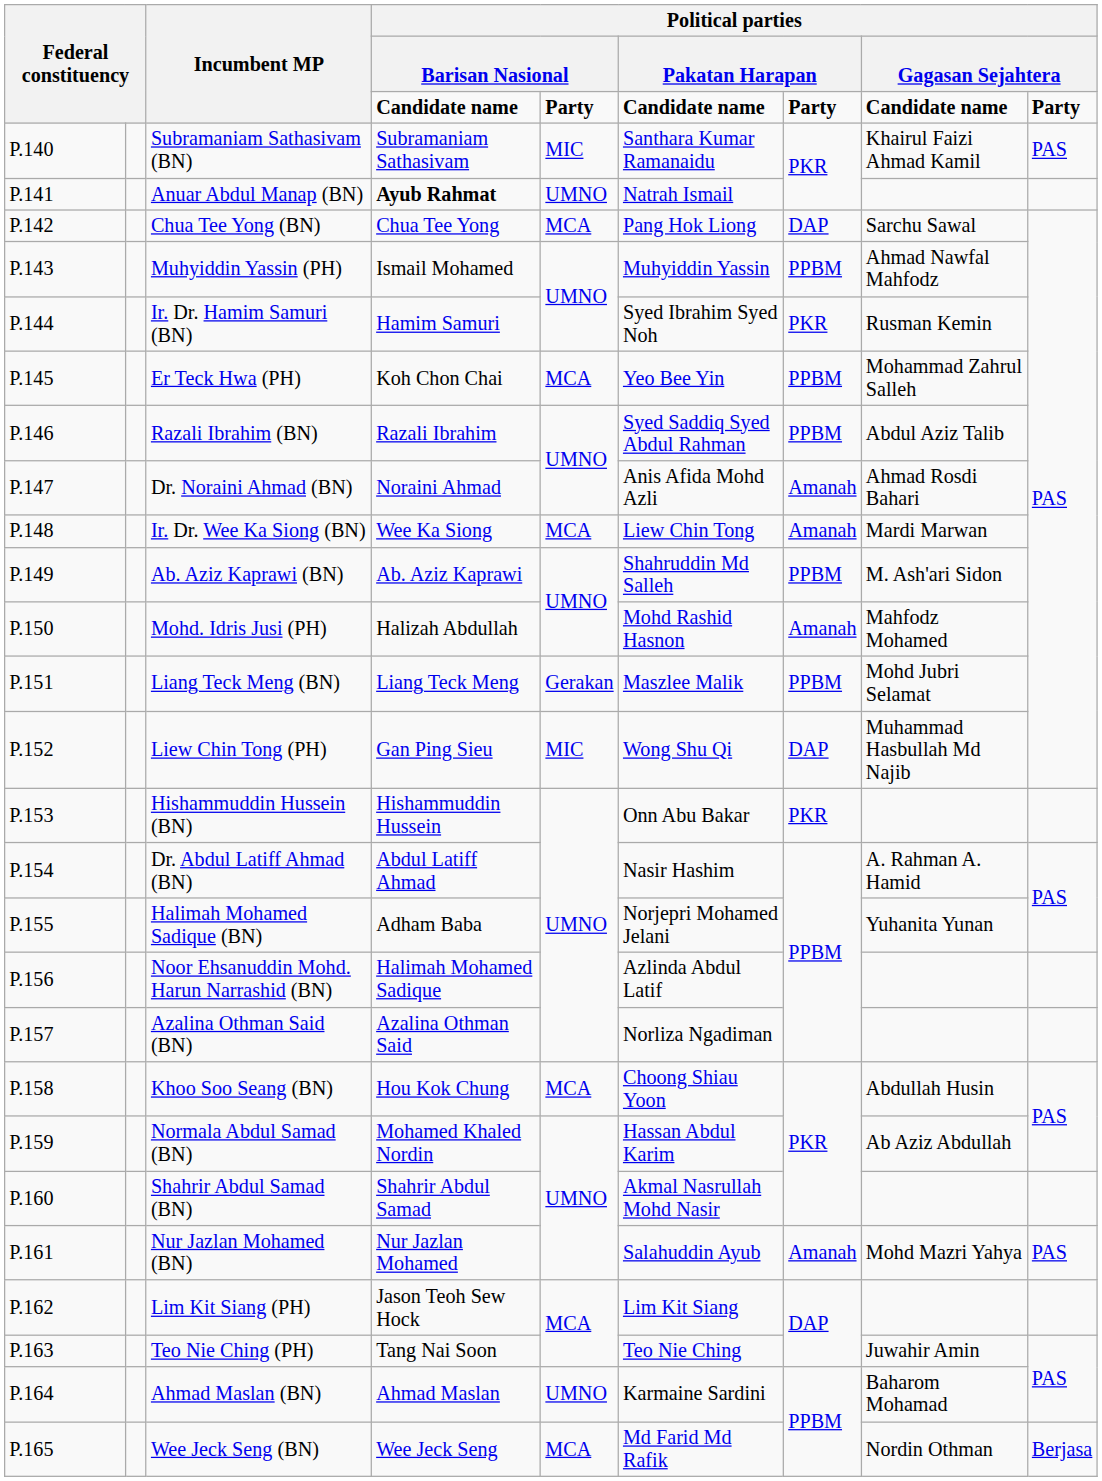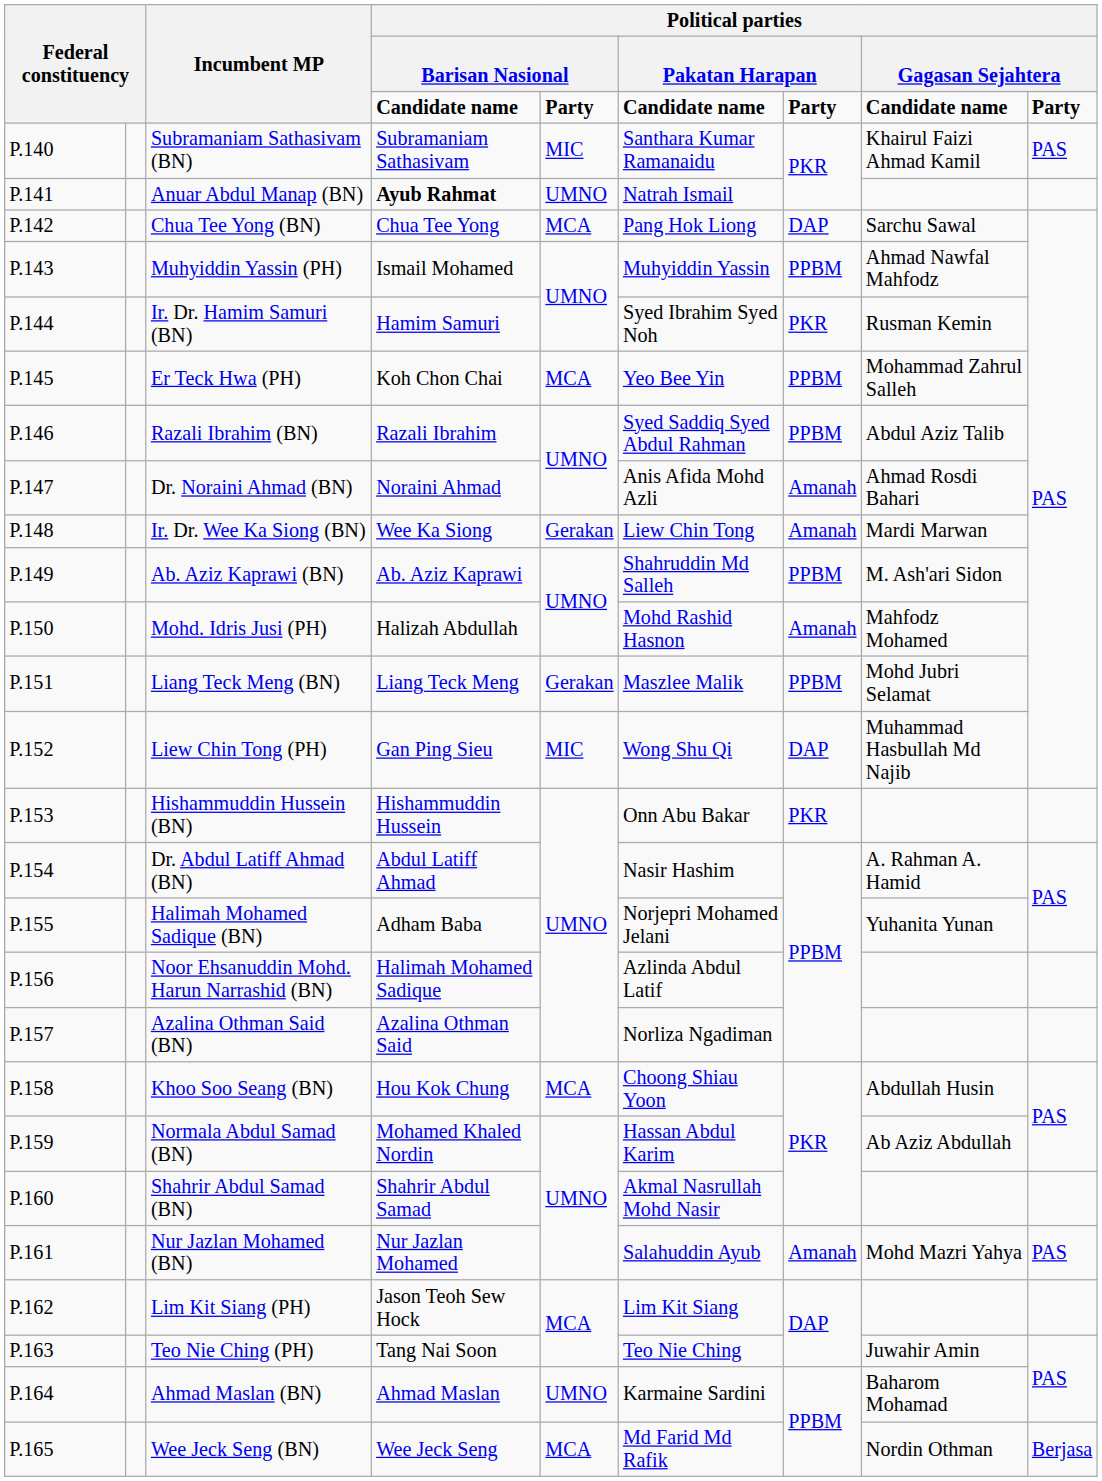(568, 530) MCA -> (580, 530) Gerakan
